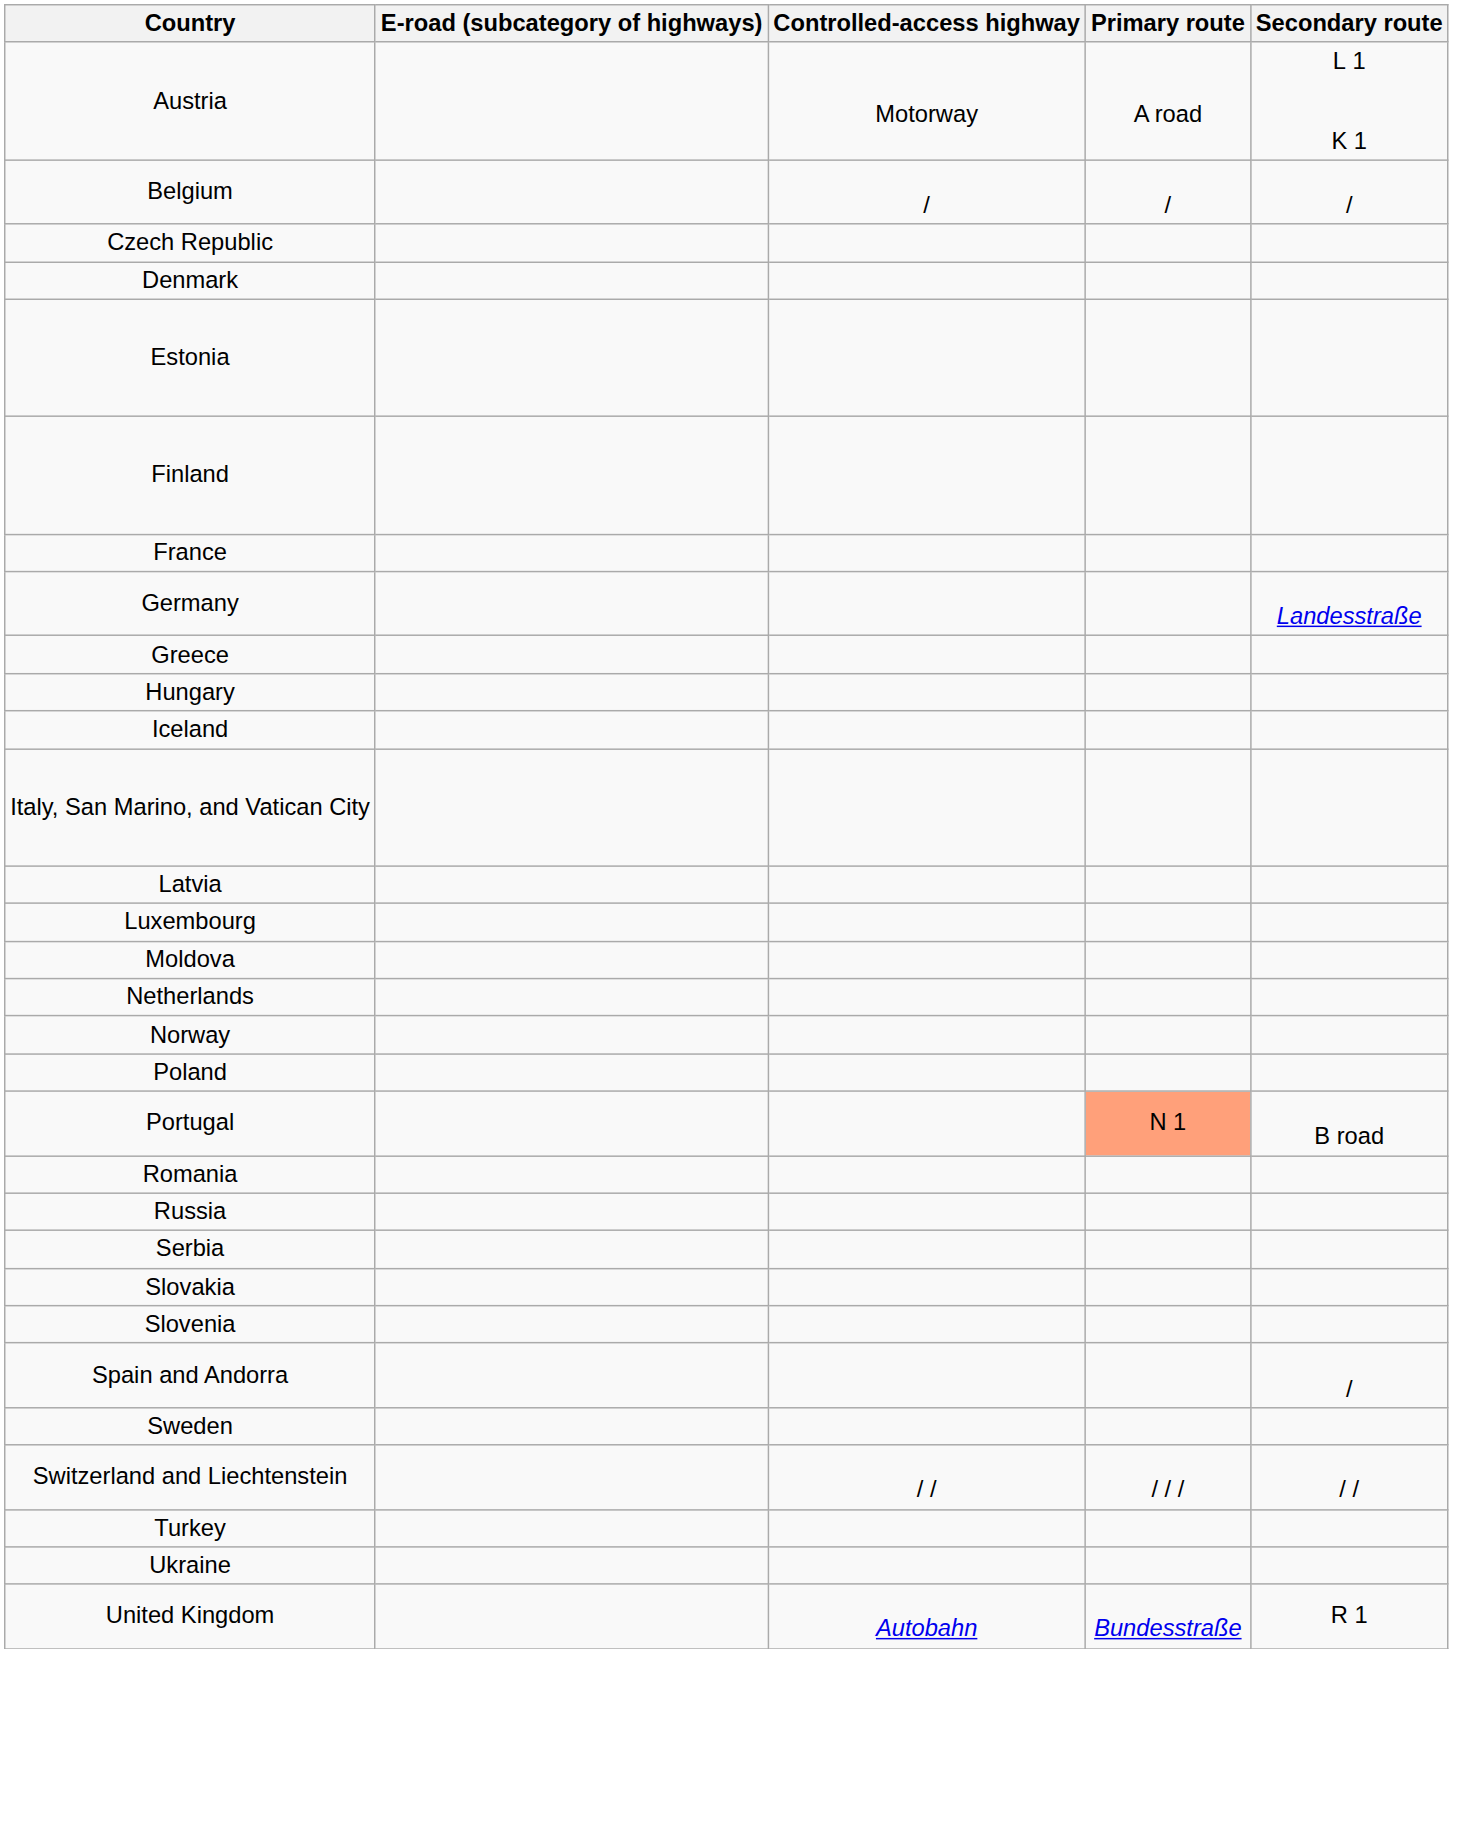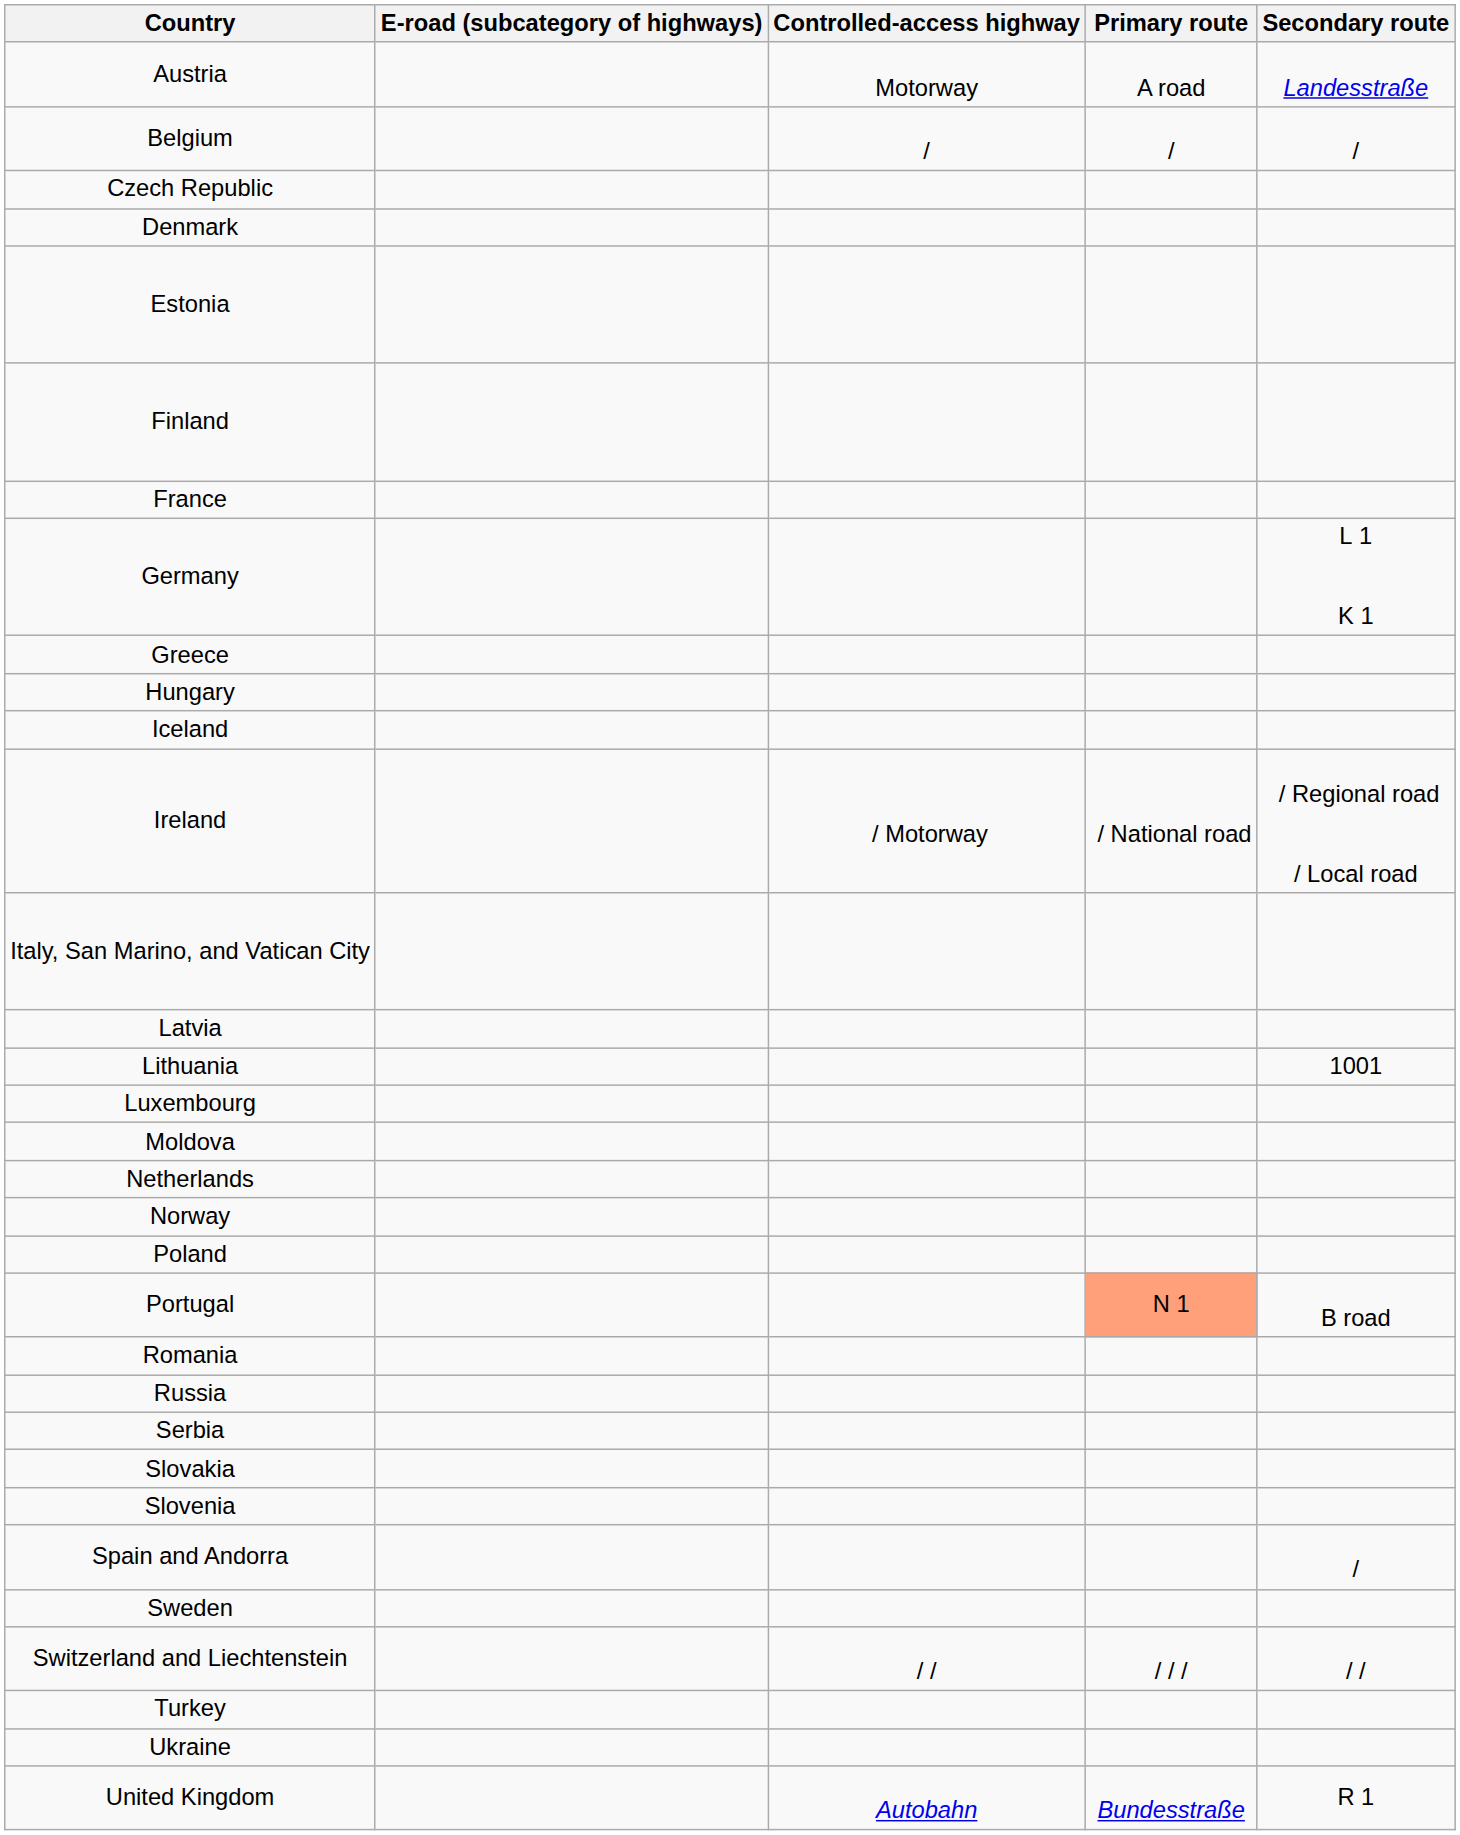(1349, 100) L 1 K 1 -> (1356, 87) Landesstraße
(1349, 616) Landesstraße -> (1356, 576) L 1 K 1
+ row: (190, 820)
+ row: (190, 1066)
